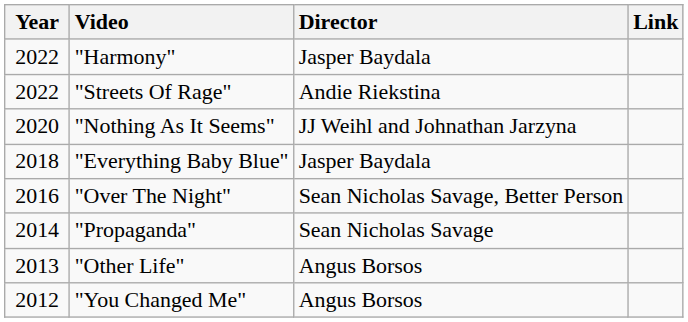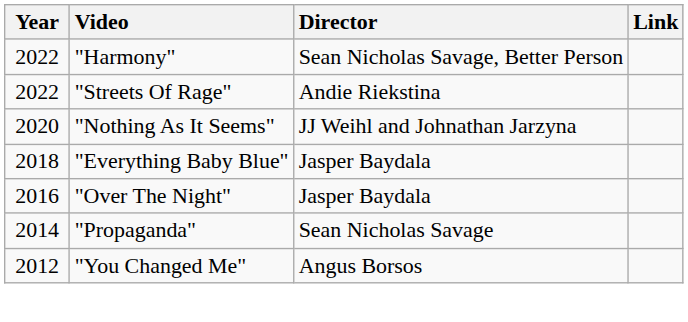(365, 56) Jasper Baydala -> (461, 56) Sean Nicholas Savage, Better Person
(461, 195) Sean Nicholas Savage, Better Person -> (365, 195) Jasper Baydala
- row: (130, 265)
